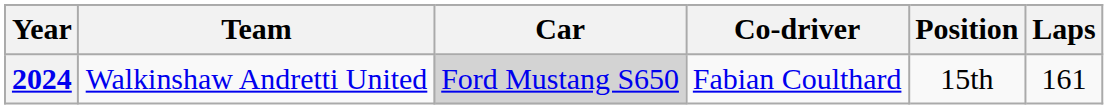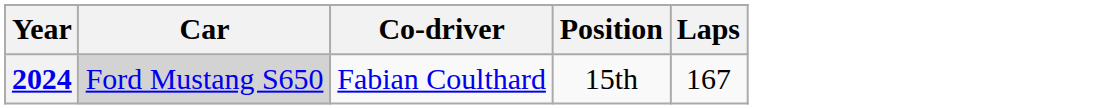- column: (256, 29)
(1064, 78) 161 -> (708, 78) 167
